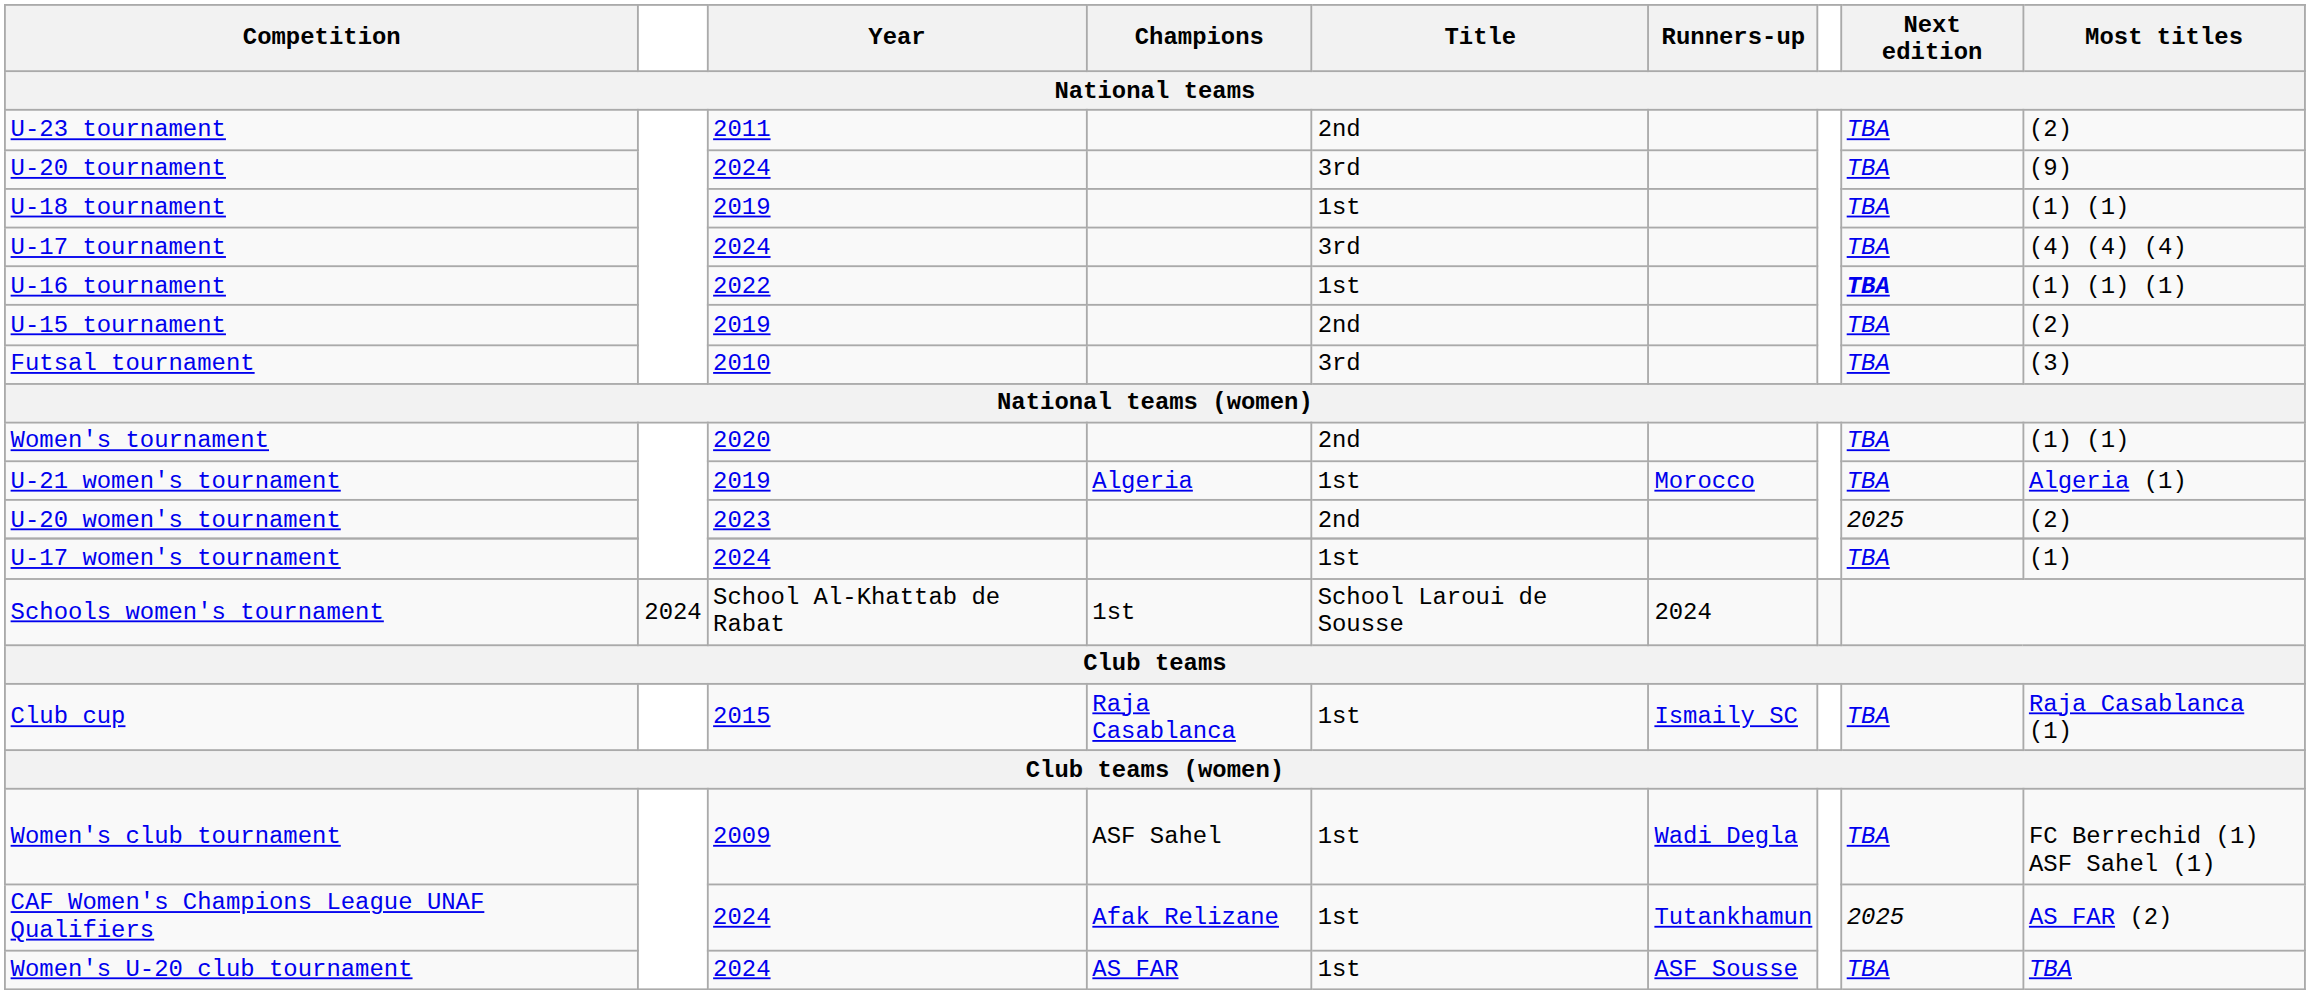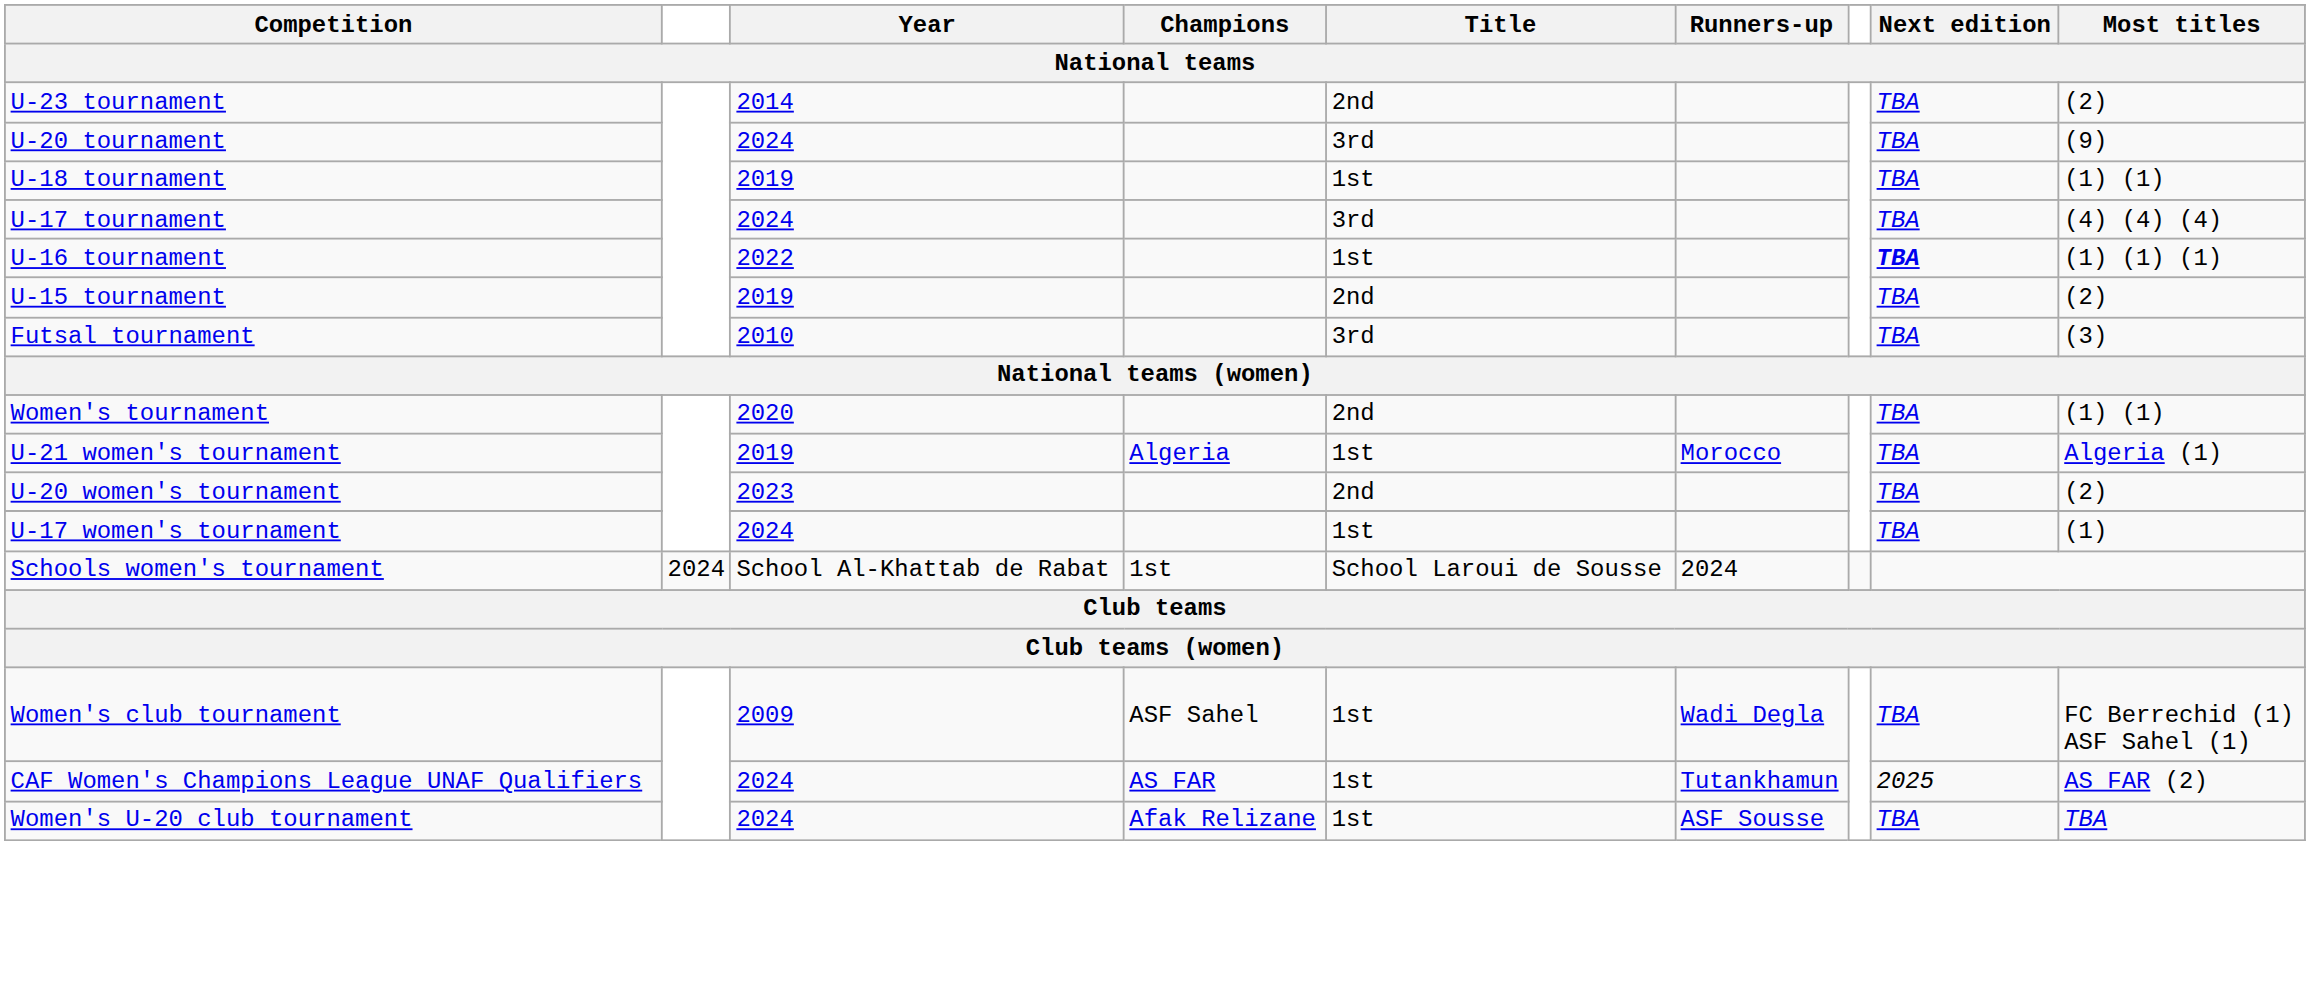(742, 130) 2011 -> (765, 102) 2014
(1875, 520) 2025 -> (1898, 492) TBA
- row: (68, 717)
(1186, 917) Afak Relizane -> (1172, 781) AS FAR
(1135, 970) AS FAR -> (1223, 820) Afak Relizane
